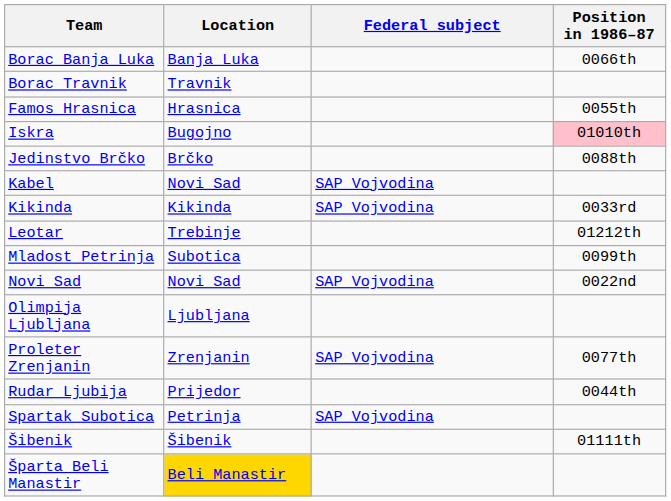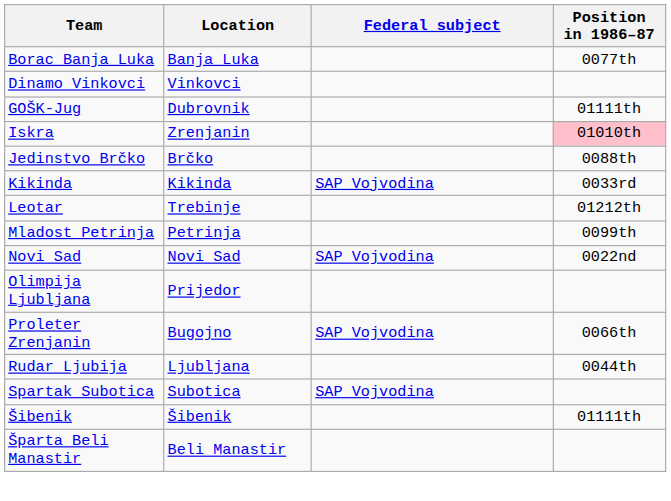(609, 59) 0066th -> (609, 59) 0077th
- row: (68, 84)
+ row: (77, 84)
+ row: (45, 109)
- row: (72, 109)
(199, 134) Bugojno -> (209, 134) Zrenjanin
- row: (31, 183)
(204, 258) Subotica -> (204, 233) Petrinja
(209, 316) Ljubljana -> (204, 291) Prijedor
(209, 358) Zrenjanin -> (199, 334) Bugojno
(609, 358) 0077th -> (609, 334) 0066th
(204, 392) Prijedor -> (209, 367) Ljubljana
(204, 417) Petrinja -> (204, 392) Subotica
(227, 475) gold background -> (227, 450) no background
